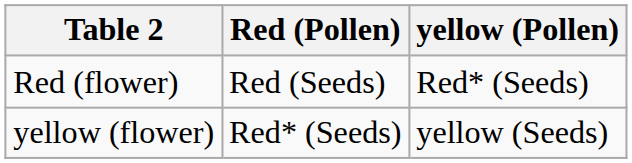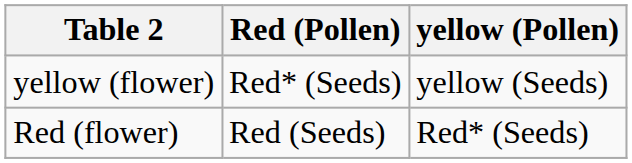rows swapped: (96, 81) <-> (114, 132)
